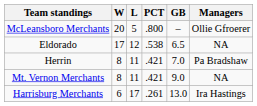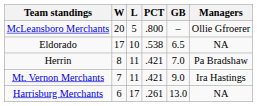(134, 45) 12 -> (134, 45) 10
(119, 77) 8 -> (119, 77) 7
(221, 77) NA -> (221, 77) Ira Hastings
(221, 93) Ira Hastings -> (221, 93) NA
